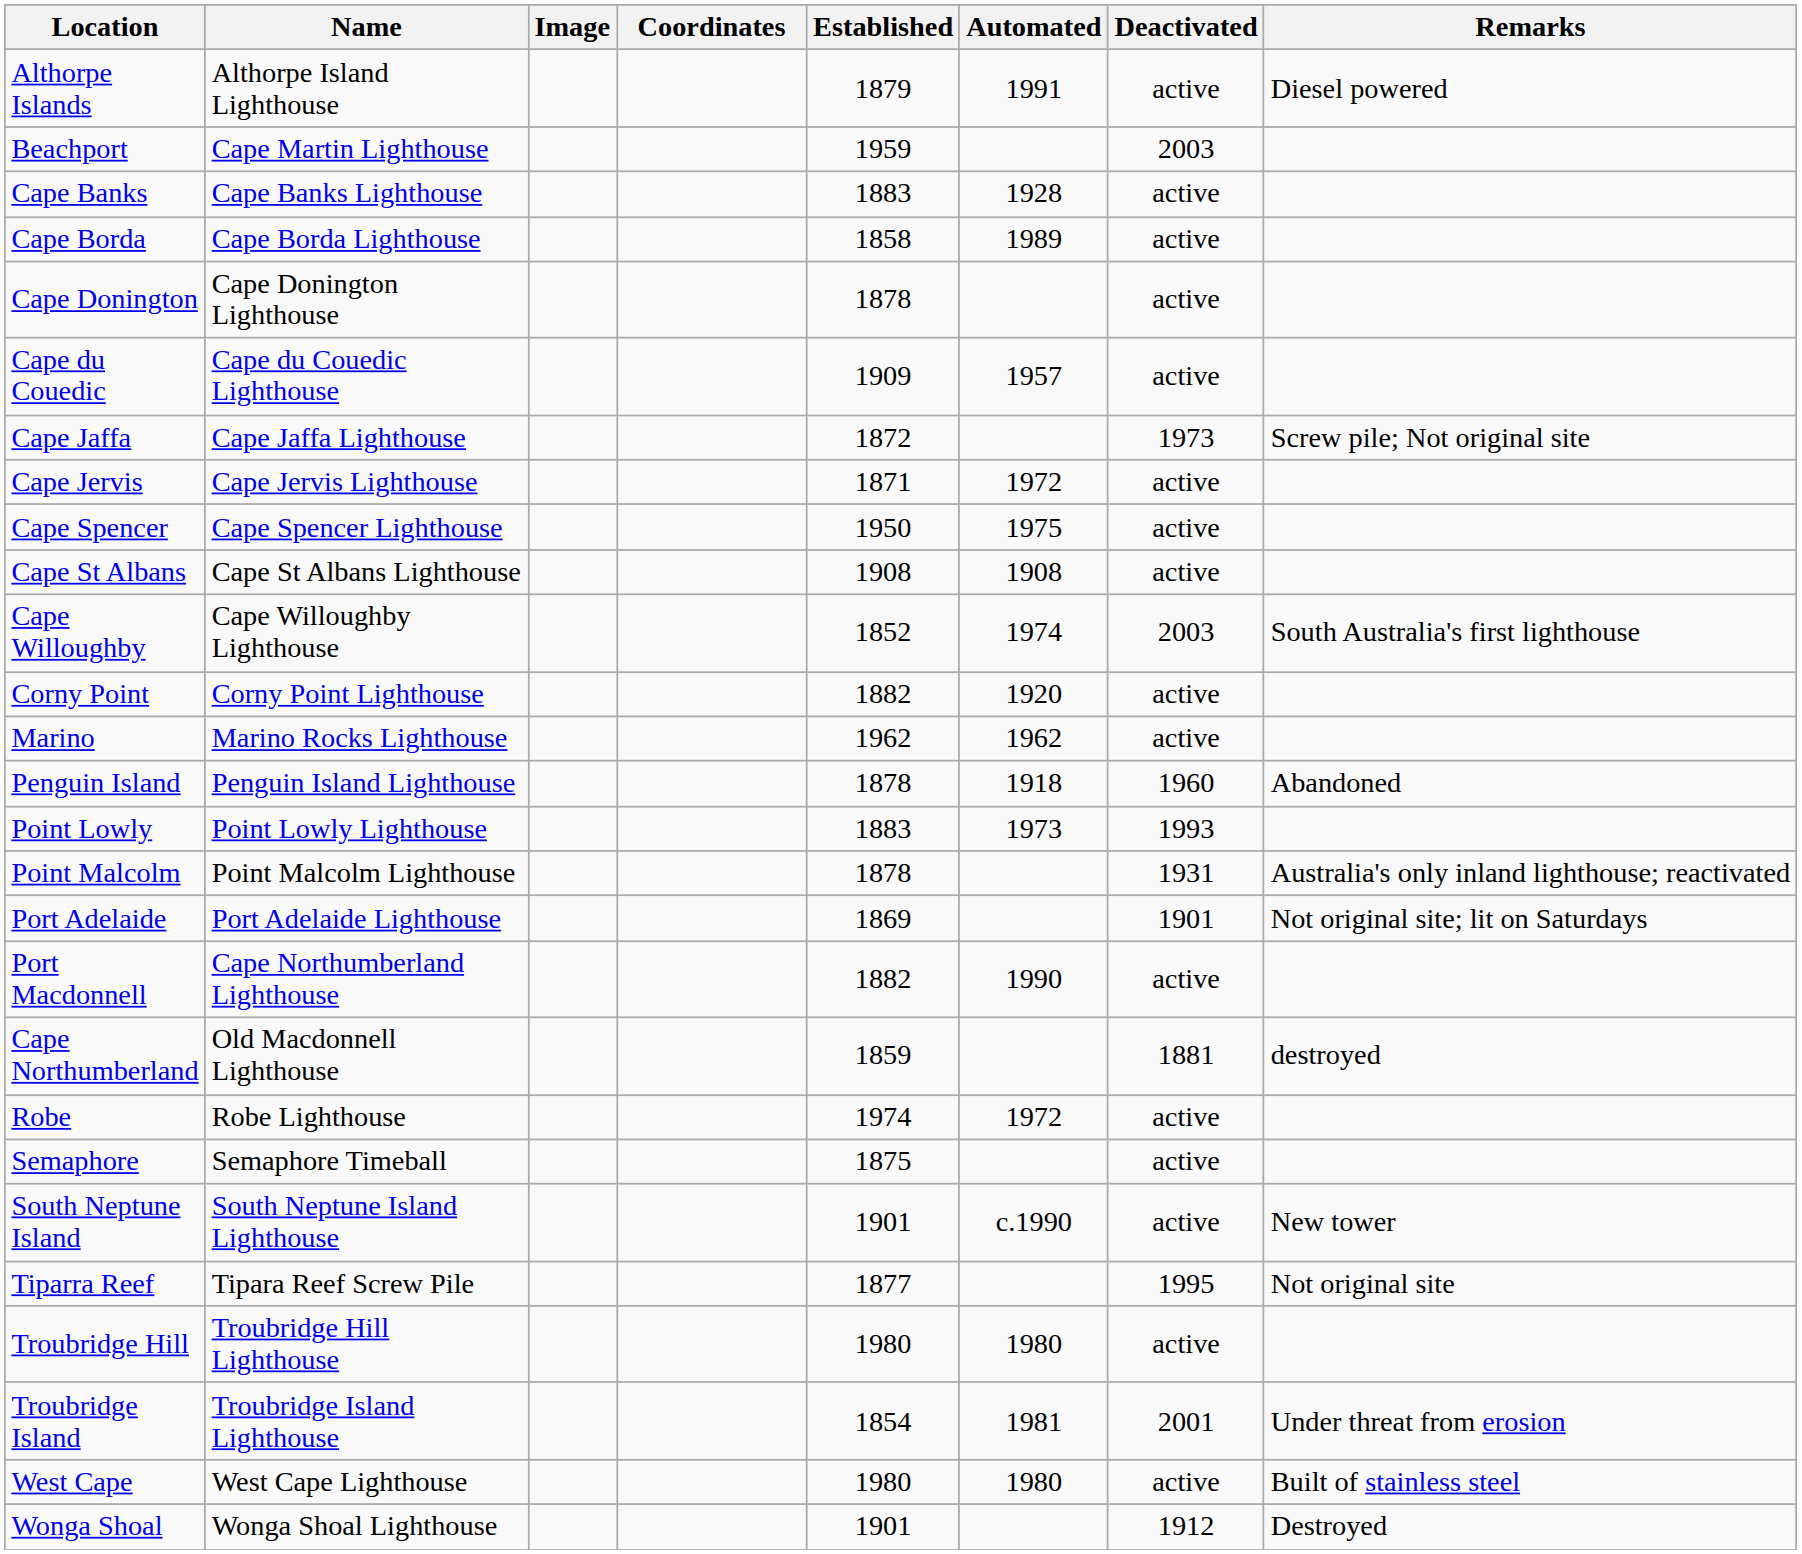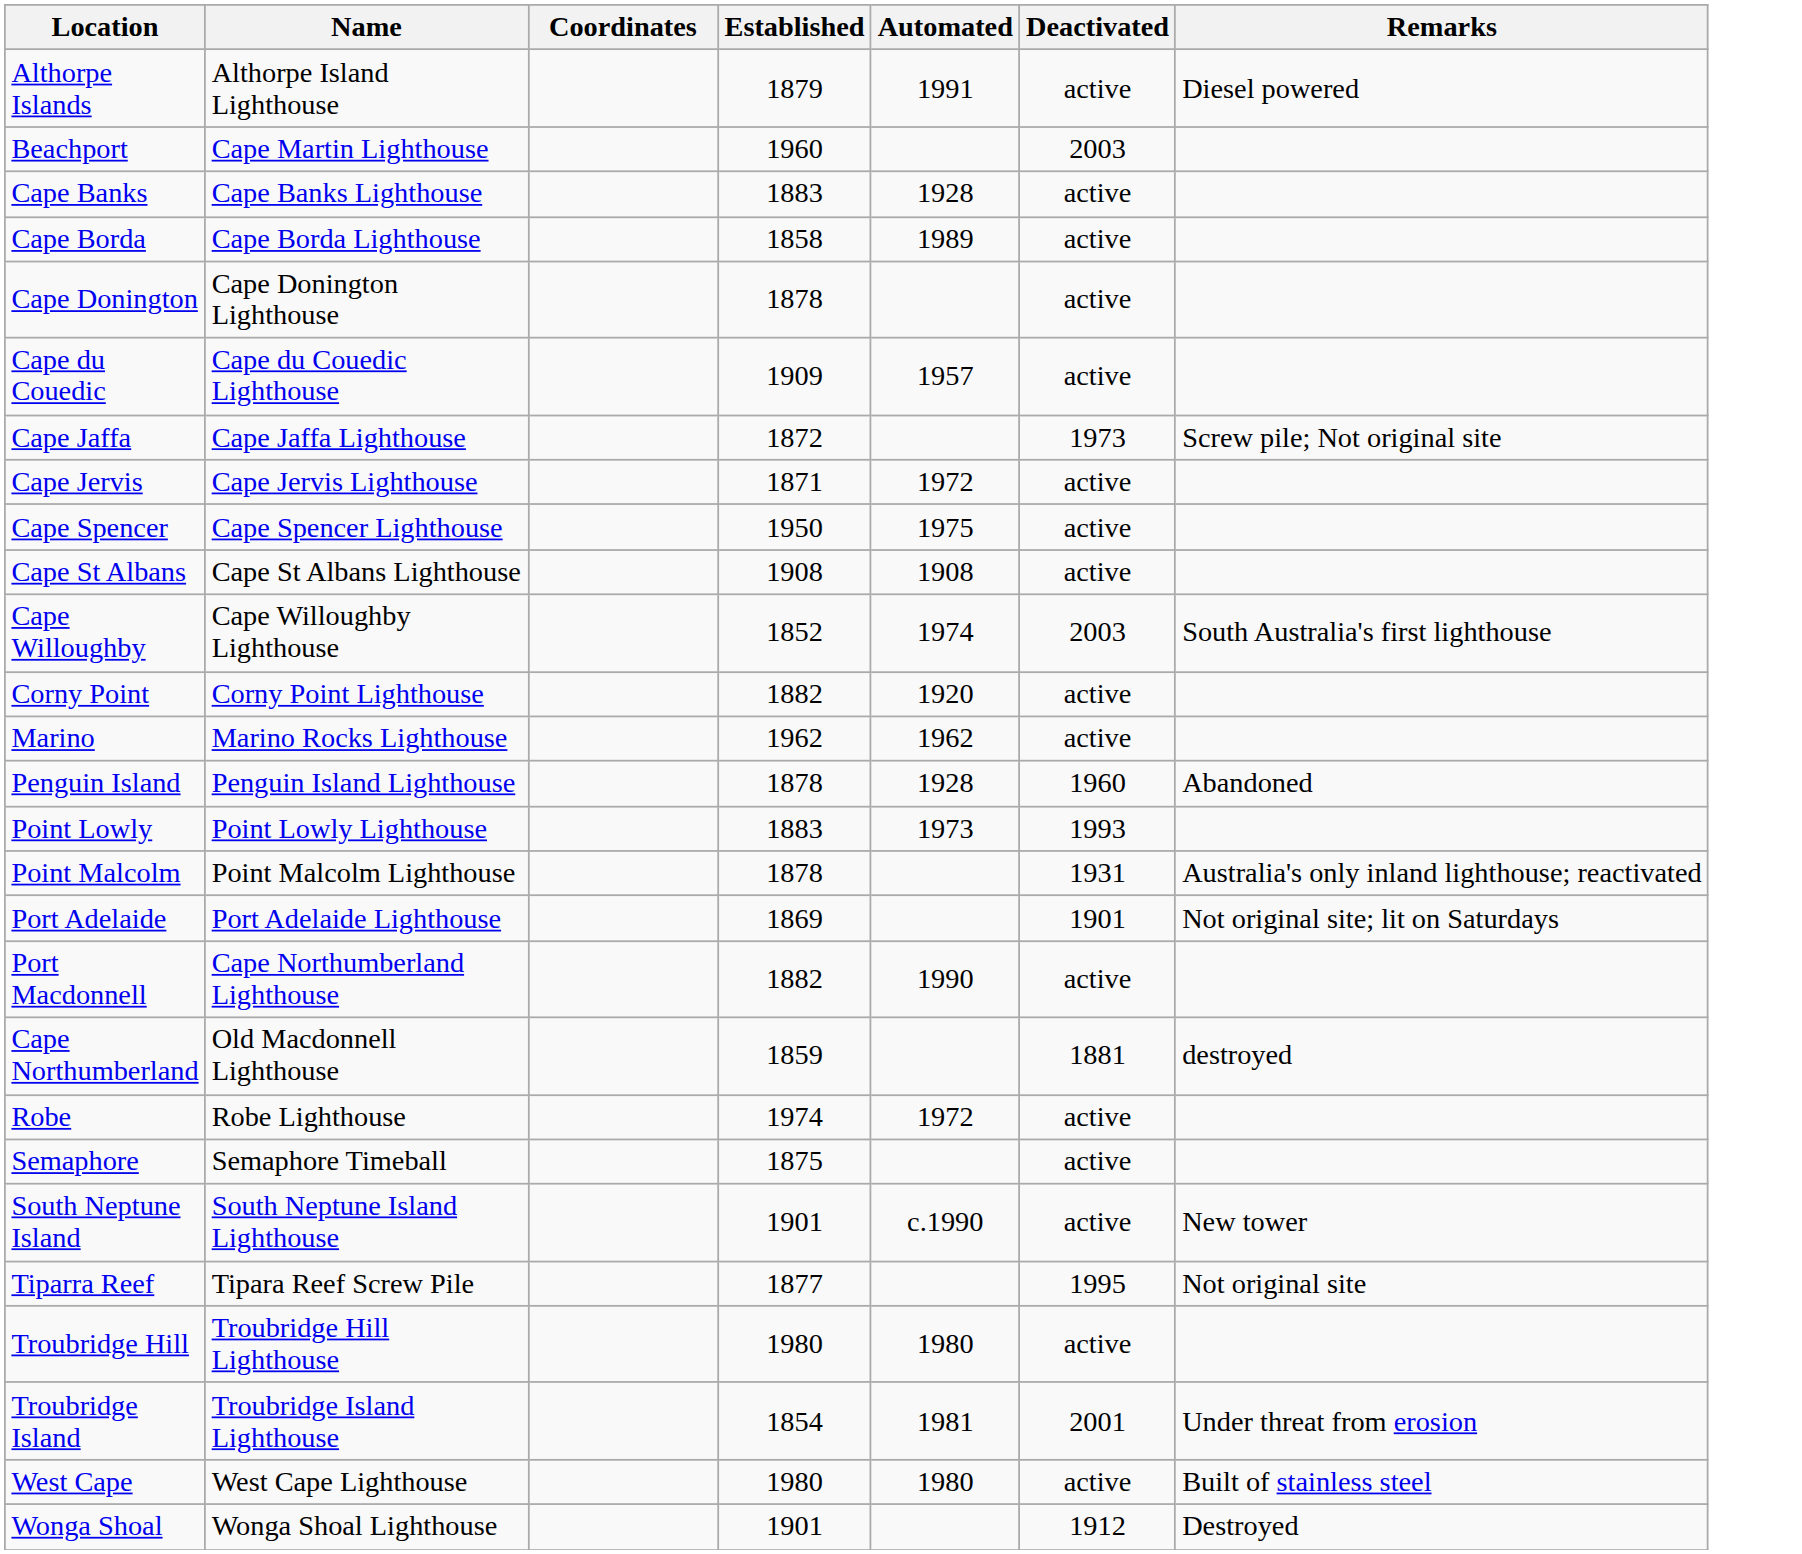- column: (572, 26)
(883, 148) 1959 -> (795, 148) 1960
(1034, 783) 1918 -> (945, 783) 1928
